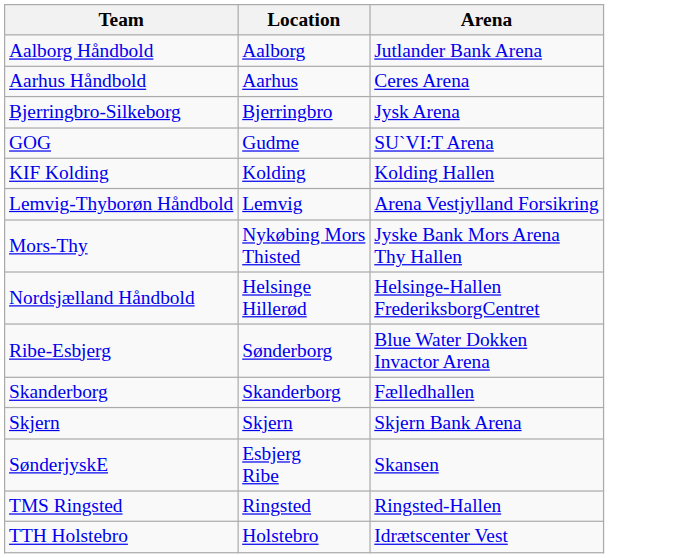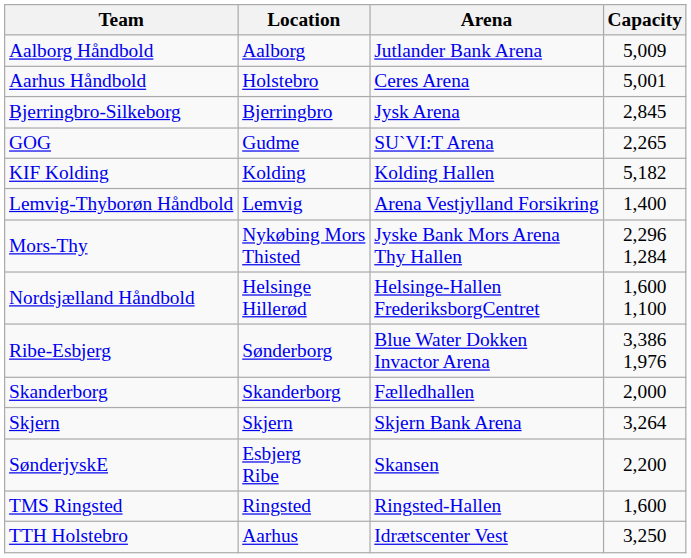+ column: (645, 19)
(270, 81) Aarhus -> (280, 81) Holstebro
(280, 536) Holstebro -> (270, 536) Aarhus
